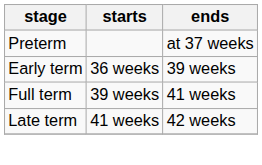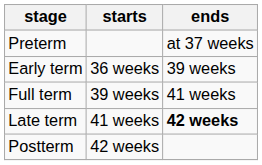(201, 120) normal -> (202, 120) bold
+ row: (41, 146)
